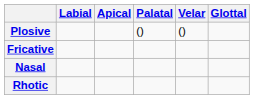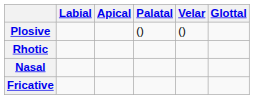rows swapped: (30, 49) <-> (30, 85)
